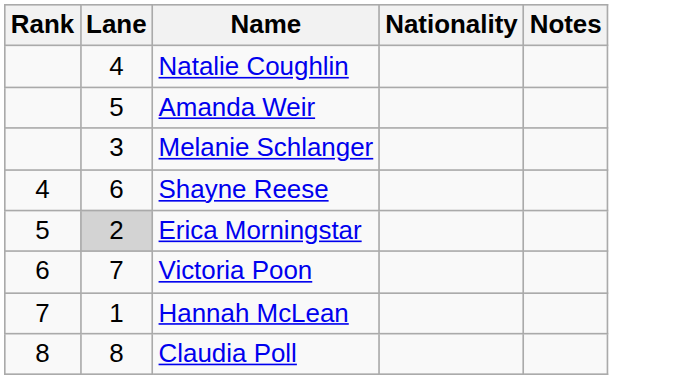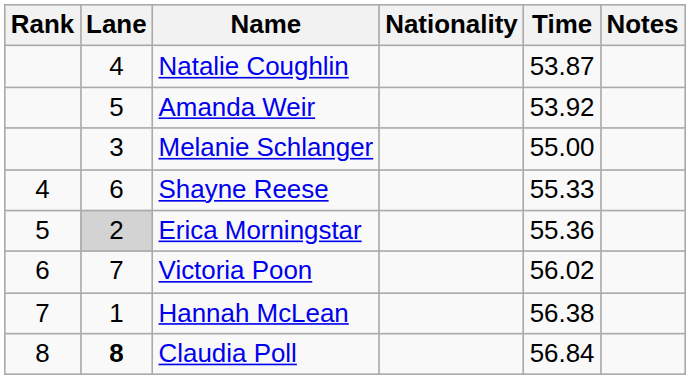+ column: (562, 25)
(116, 353) normal -> (116, 353) bold
